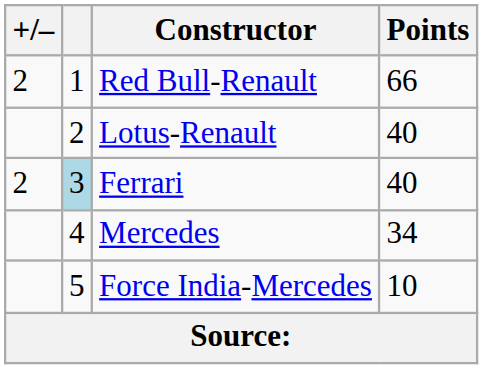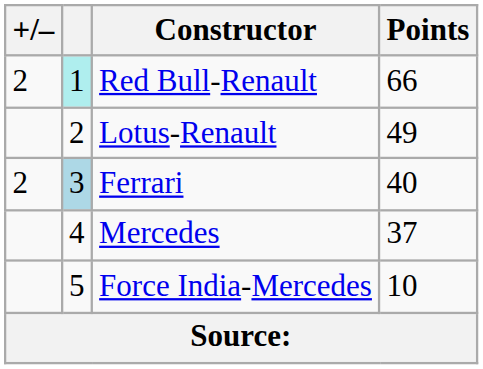(77, 80) no background -> (77, 80) paleturquoise background
(402, 131) 40 -> (402, 131) 49
(402, 234) 34 -> (402, 234) 37
